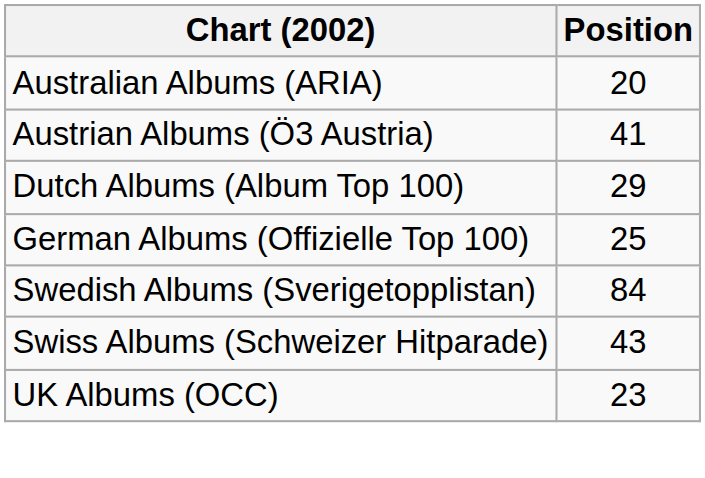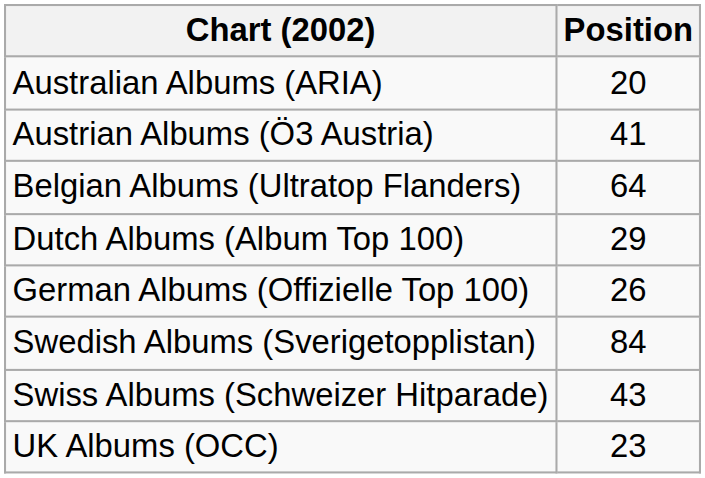+ row: (267, 186)
(628, 238) 25 -> (628, 290) 26
